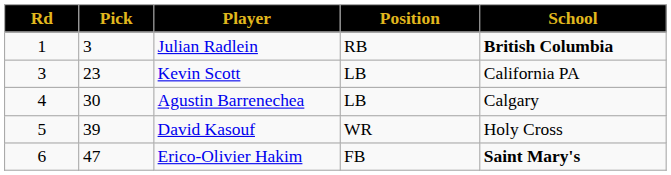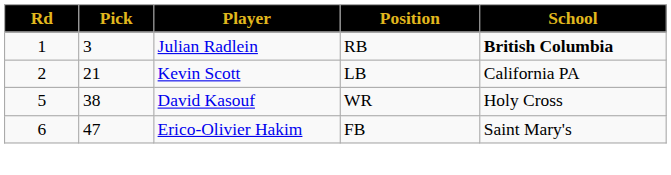(42, 73) 3 -> (42, 73) 2
(92, 73) 23 -> (92, 73) 21
- row: (231, 101)
(92, 128) 39 -> (92, 101) 38
(532, 156) bold -> (528, 128) normal
